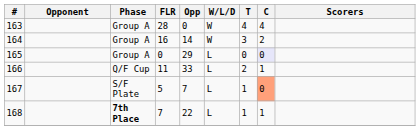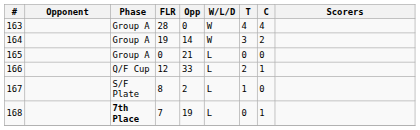(163, 40) 16 -> (163, 40) 19
(187, 55) 29 -> (187, 55) 21
(262, 55) lavender background -> (262, 55) no background
(163, 69) 11 -> (163, 69) 12
(160, 89) 5 -> (160, 89) 8
(185, 89) 7 -> (185, 89) 2
(262, 89) lightsalmon background -> (262, 89) no background
(187, 113) 22 -> (187, 113) 19
(244, 113) 1 -> (244, 113) 0
